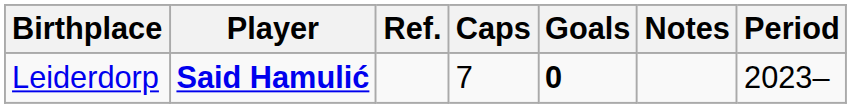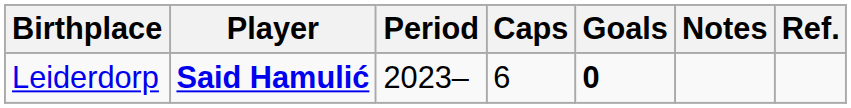columns swapped: (792, 28) <-> (413, 28)
(464, 77) 7 -> (502, 77) 6
